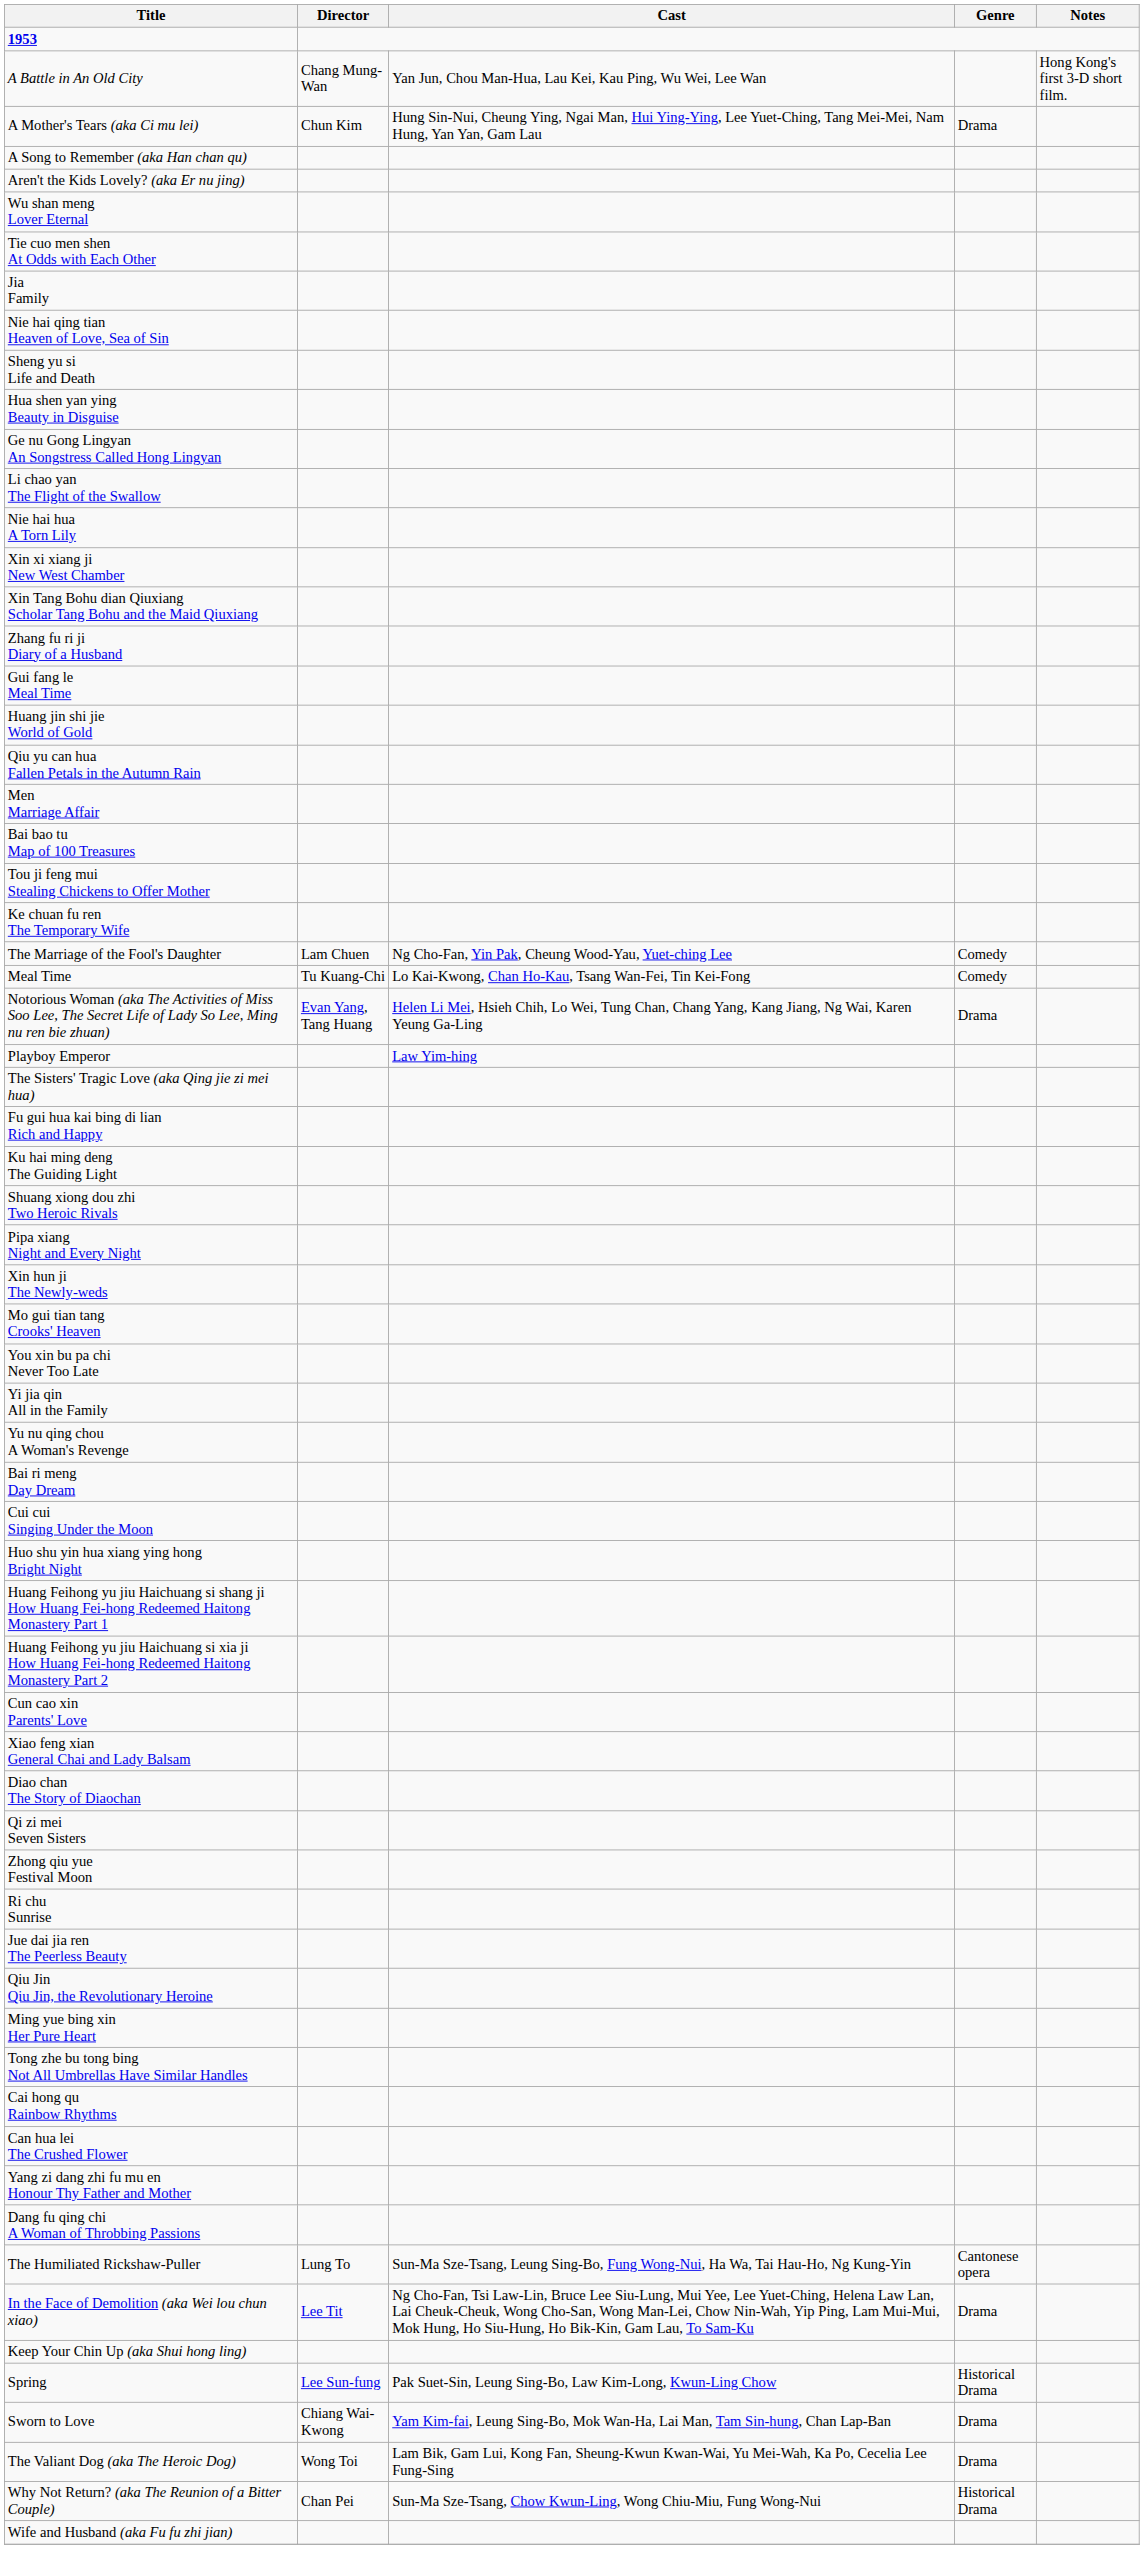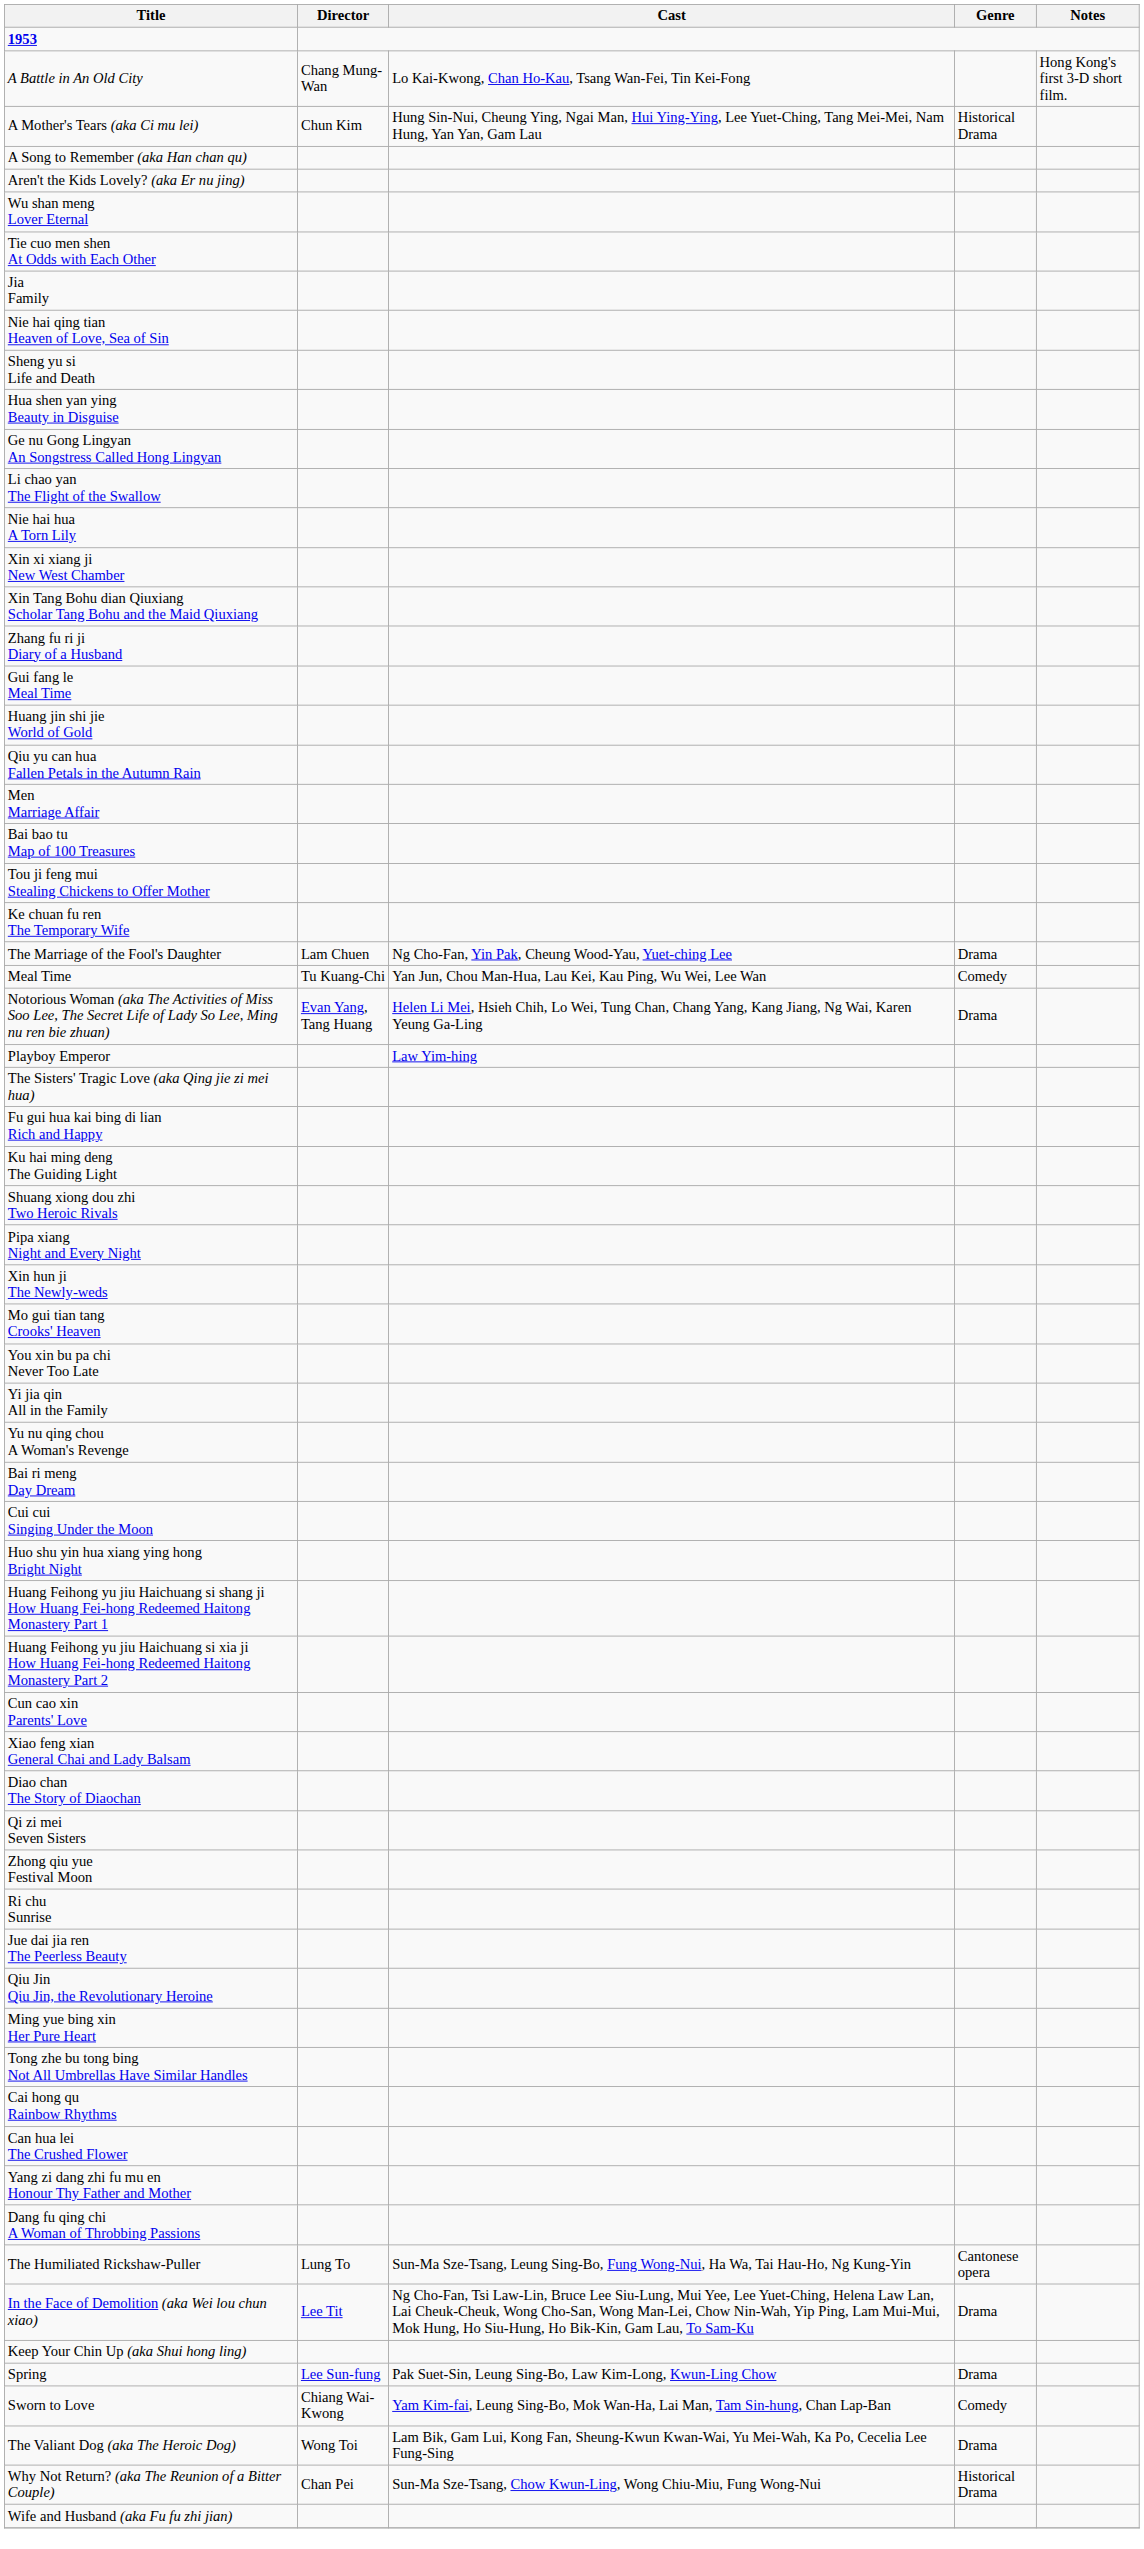(579, 78) Yan Jun, Chou Man-Hua, Lau Kei, Kau Ping, Wu Wei, Lee Wan -> (571, 78) Lo Kai-Kwong, Chan Ho-Kau, Tsang Wan-Fei, Tin Kei-Fong
(978, 126) Drama -> (986, 126) Historical Drama
(982, 953) Comedy -> (978, 953) Drama
(571, 976) Lo Kai-Kwong, Chan Ho-Kau, Tsang Wan-Fei, Tin Kei-Fong -> (579, 976) Yan Jun, Chou Man-Hua, Lau Kei, Kau Ping, Wu Wei, Lee Wan
(986, 2382) Historical Drama -> (978, 2374) Drama
(978, 2422) Drama -> (982, 2405) Comedy
